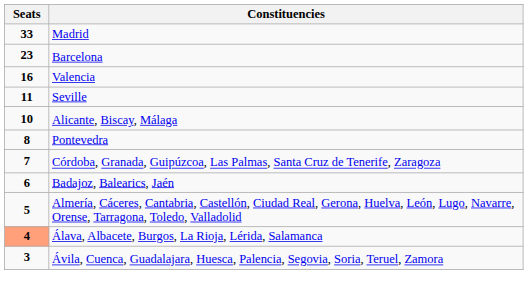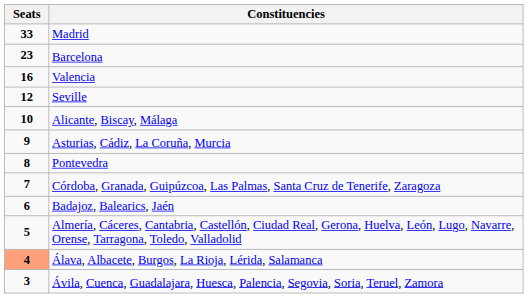(27, 96) 11 -> (27, 96) 12
+ row: (141, 143)
